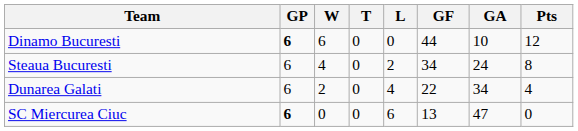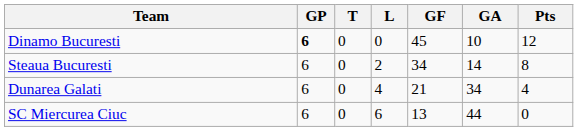- column: (332, 16)
(429, 41) 44 -> (419, 41) 45
(481, 65) 24 -> (474, 65) 14
(429, 89) 22 -> (419, 89) 21
(287, 114) bold -> (305, 114) normal
(481, 114) 47 -> (474, 114) 44
